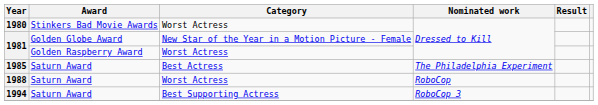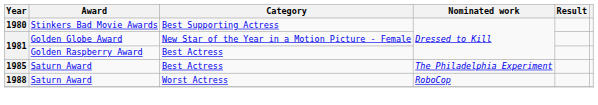(195, 25) Worst Actress -> (220, 25) Best Supporting Actress
(195, 53) Worst Actress -> (192, 53) Best Actress
- row: (17, 94)
